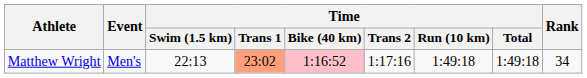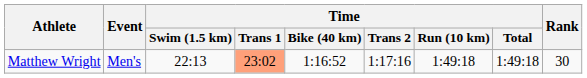(325, 61) pink background -> (325, 61) no background
(562, 61) 34 -> (562, 61) 30
